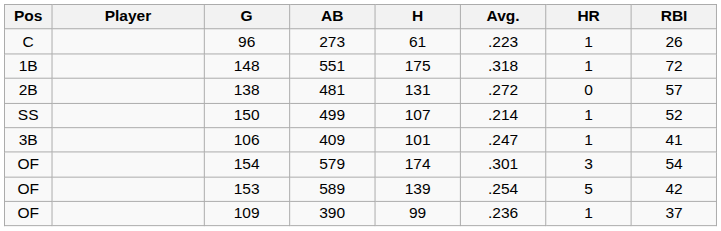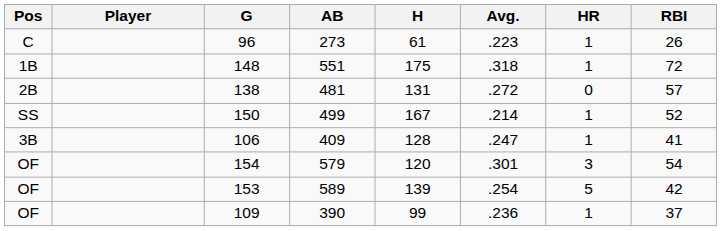(418, 115) 107 -> (418, 115) 167
(418, 139) 101 -> (418, 139) 128
(418, 164) 174 -> (418, 164) 120
